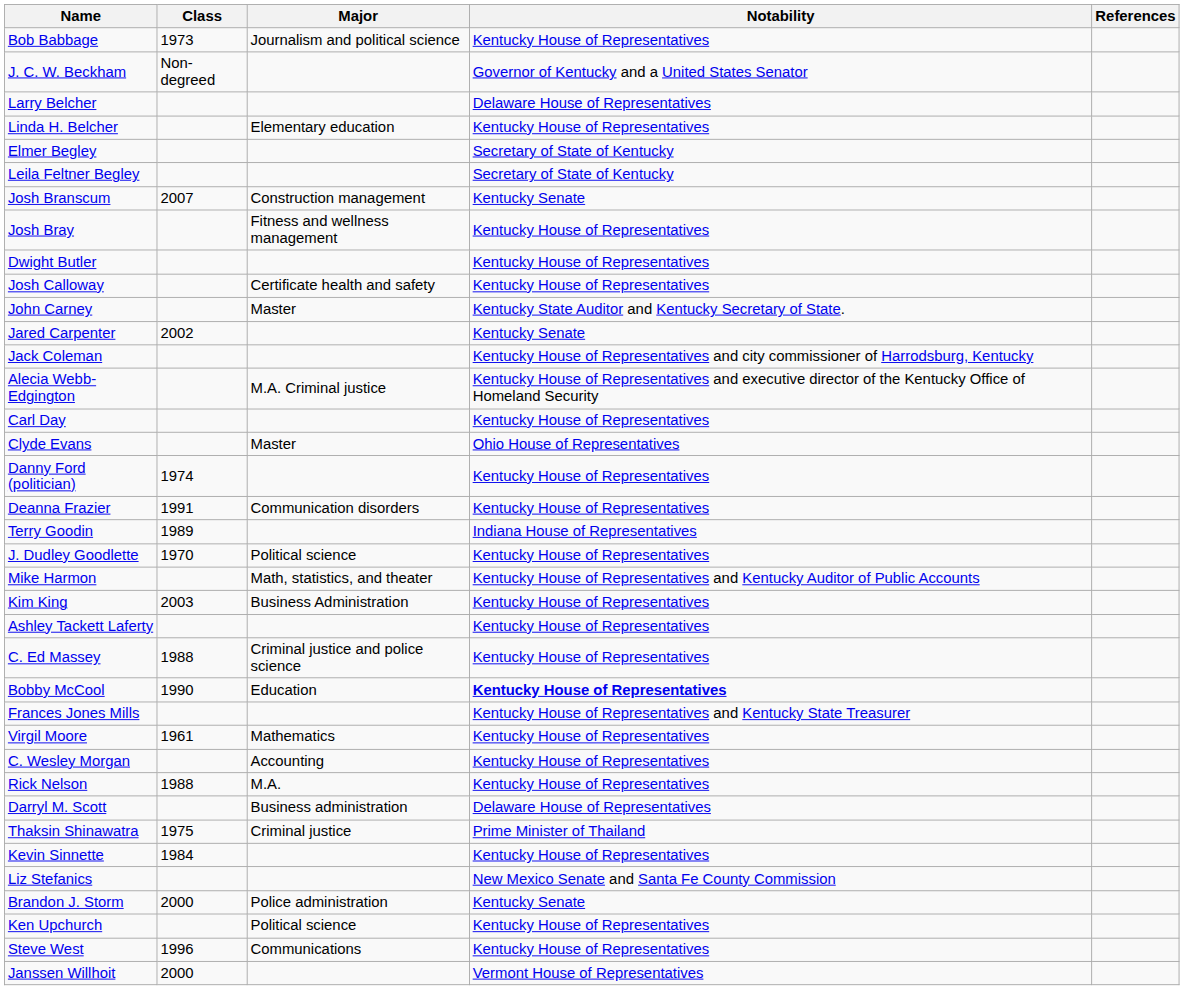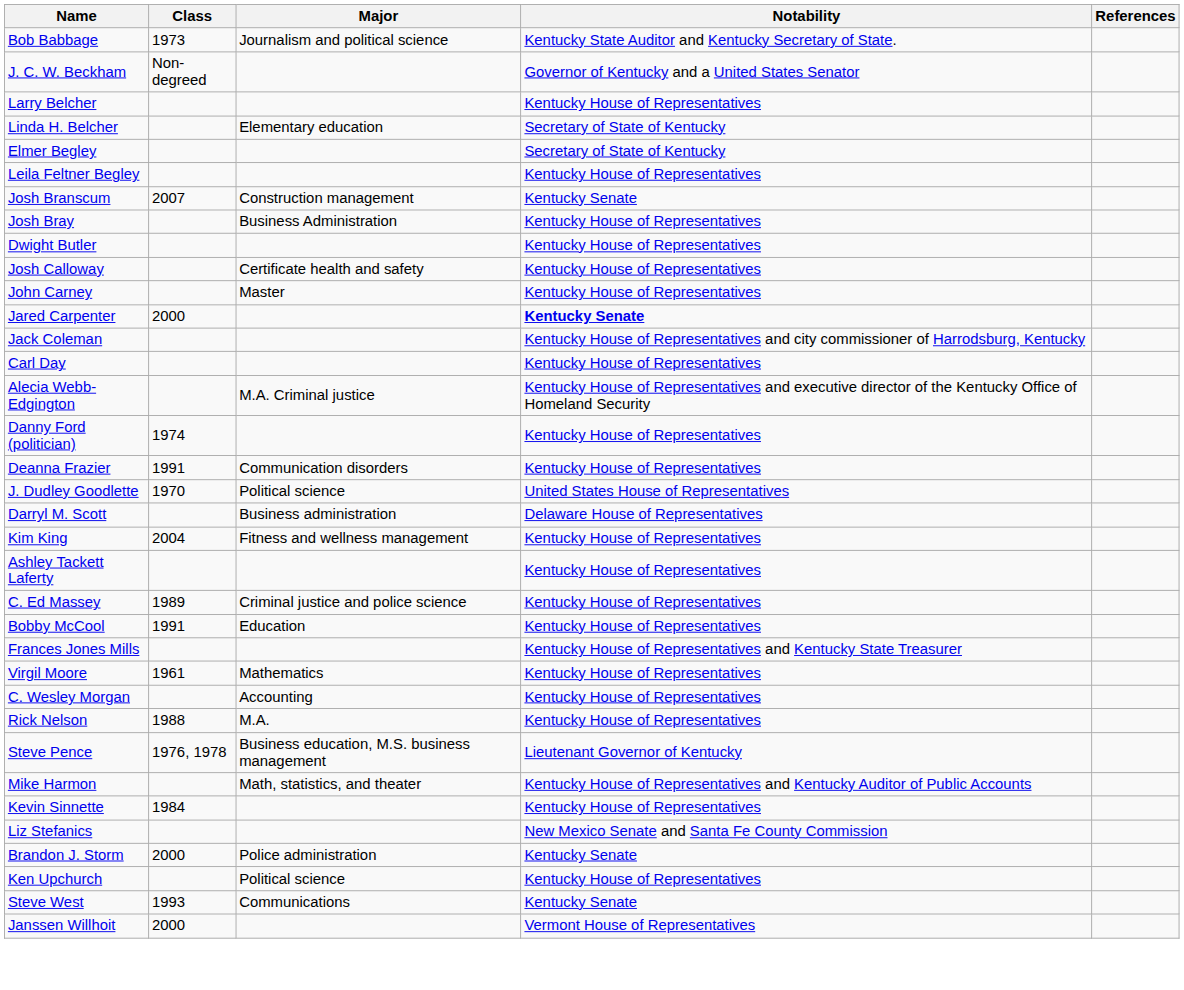(591, 39) Kentucky House of Representatives -> (711, 39) Kentucky State Auditor and Kentucky Secretary of State.
(592, 103) Delaware House of Representatives -> (643, 103) Kentucky House of Representatives
(591, 127) Kentucky House of Representatives -> (625, 127) Secretary of State of Kentucky
(573, 174) Secretary of State of Kentucky -> (643, 174) Kentucky House of Representatives
(320, 230) Fitness and wellness management -> (318, 221) Business Administration
(659, 309) Kentucky State Auditor and Kentucky Secretary of State. -> (643, 292) Kentucky House of Representatives
(177, 332) 2002 -> (169, 316) 2000
(529, 332) normal -> (584, 316) bold
rows swapped: (37, 420) <-> (52, 388)
- row: (50, 444)
- row: (50, 531)
(591, 555) Kentucky House of Representatives -> (657, 491) United States House of Representatives
rows swapped: (52, 578) <-> (57, 807)
(177, 602) 2003 -> (169, 538) 2004
(329, 602) Business Administration -> (354, 538) Fitness and wellness management
(177, 657) 1988 -> (169, 602) 1989
(177, 689) 1990 -> (169, 626) 1991
(600, 689) bold -> (643, 626) normal
+ row: (50, 752)
- row: (73, 831)
(177, 949) 1996 -> (169, 902) 1993
(591, 949) Kentucky House of Representatives -> (581, 902) Kentucky Senate
